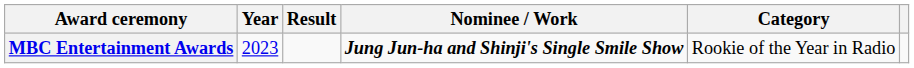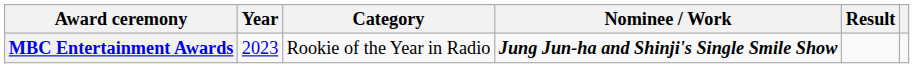columns swapped: (794, 18) <-> (312, 18)
